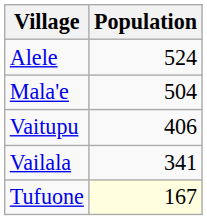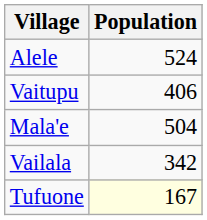rows swapped: (44, 127) <-> (39, 92)
(180, 162) 341 -> (180, 162) 342
